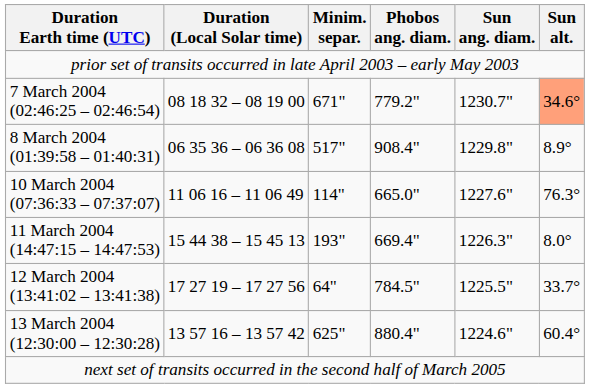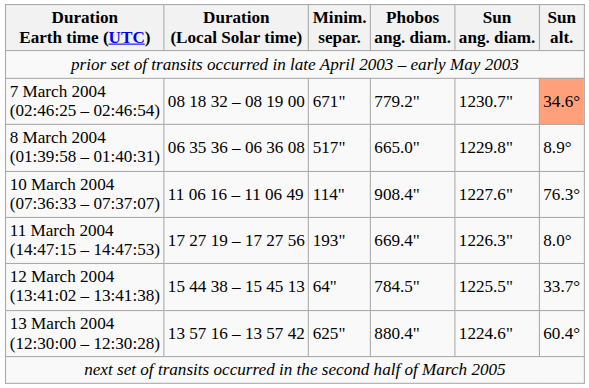(397, 147) 908.4" -> (397, 147) 665.0"
(397, 194) 665.0" -> (397, 194) 908.4"
(236, 240) 15 44 38 – 15 45 13 -> (236, 240) 17 27 19 – 17 27 56
(236, 286) 17 27 19 – 17 27 56 -> (236, 286) 15 44 38 – 15 45 13
